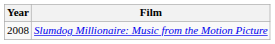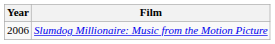(18, 30) 2008 -> (18, 30) 2006
